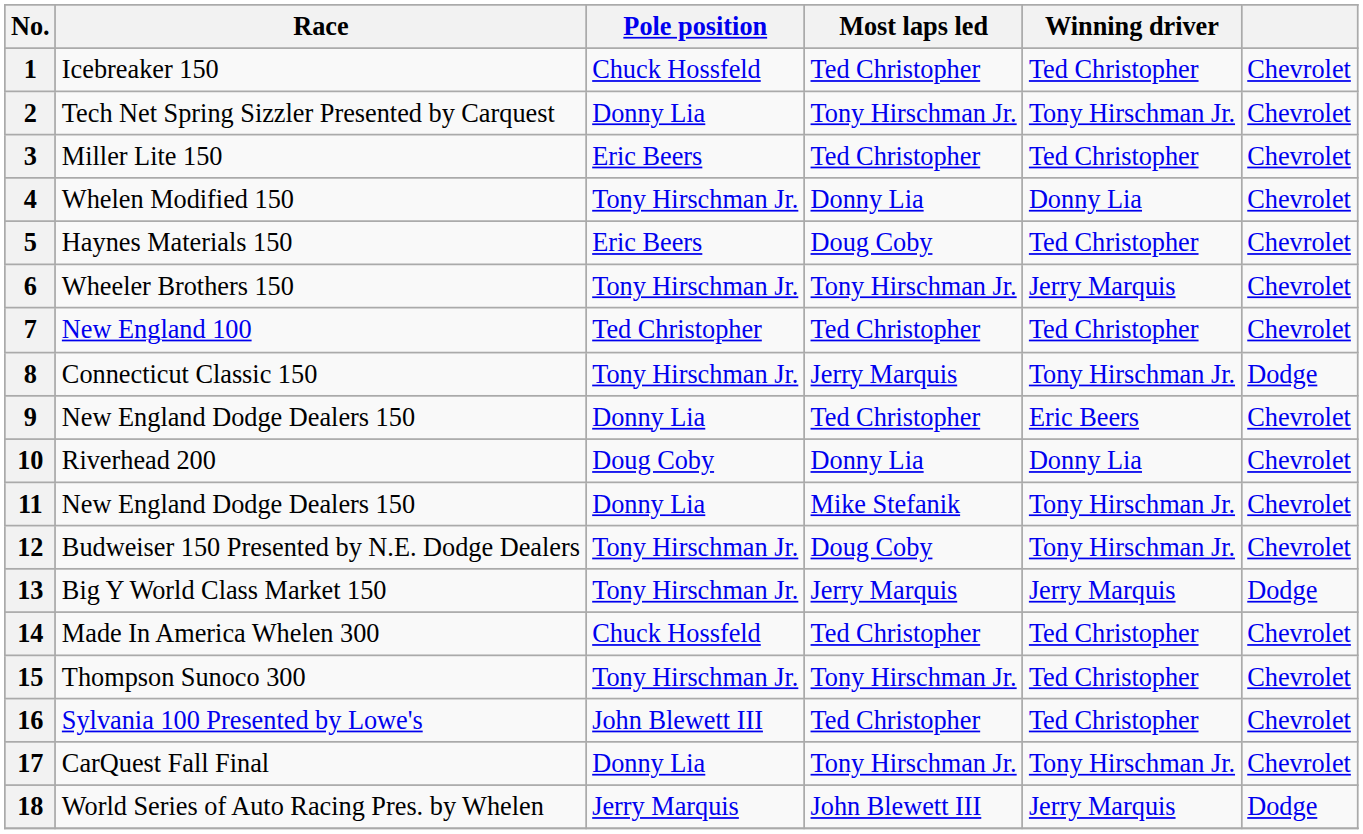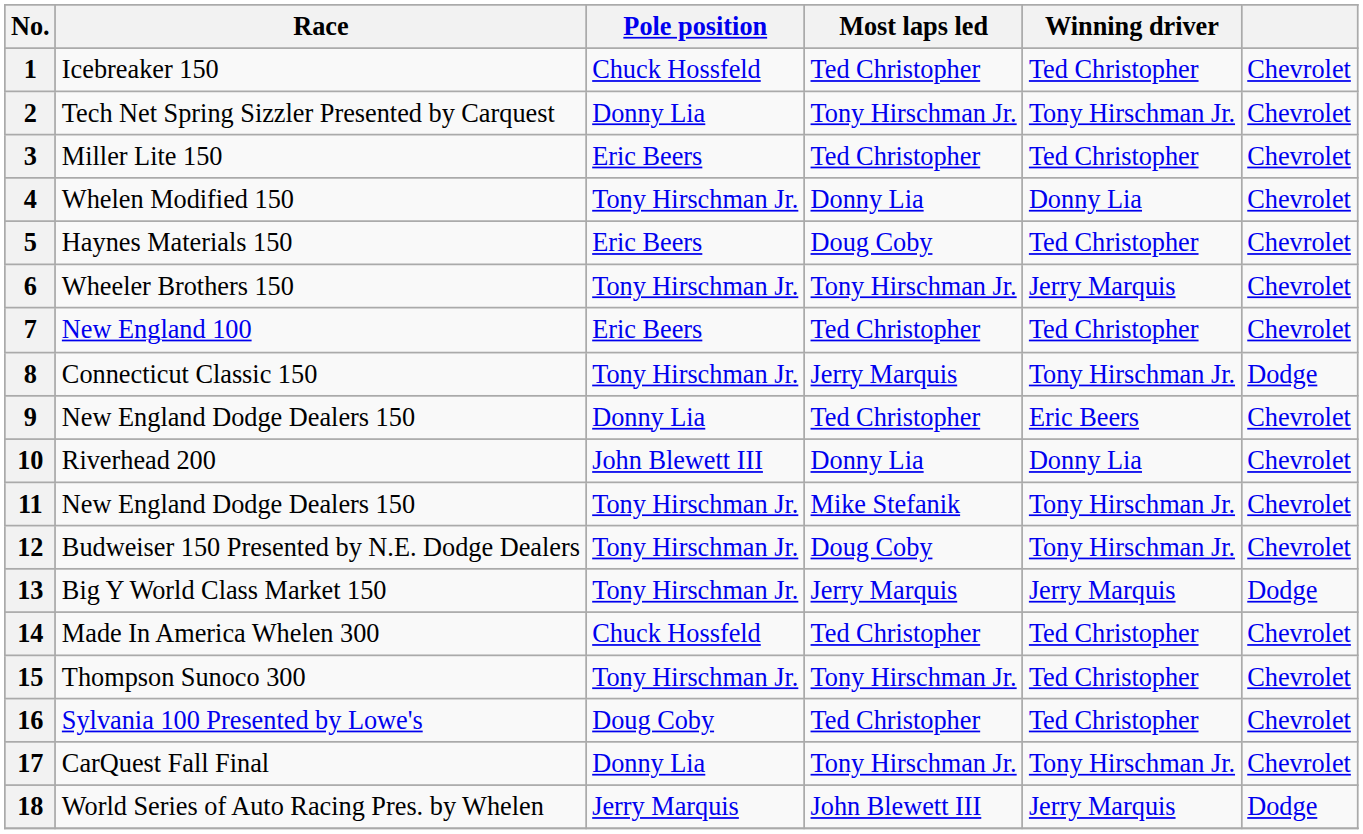(677, 329) Ted Christopher -> (647, 329) Eric Beers
(653, 459) Doug Coby -> (678, 459) John Blewett III
(649, 503) Donny Lia -> (695, 503) Tony Hirschman Jr.
(678, 720) John Blewett III -> (653, 720) Doug Coby
